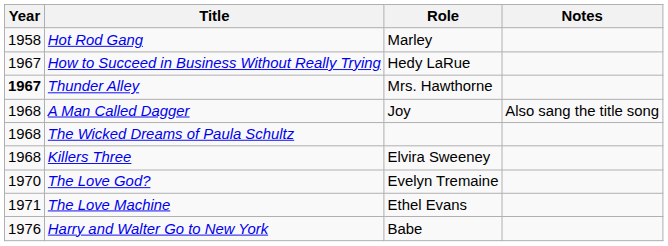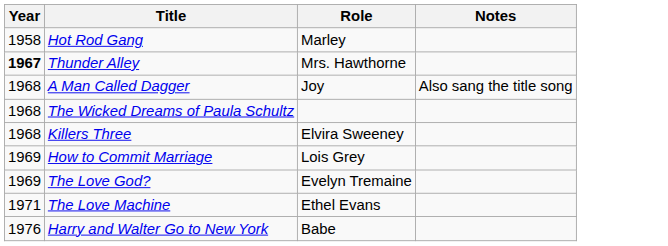- row: (214, 63)
+ row: (130, 157)
(24, 181) 1970 -> (24, 181) 1969
